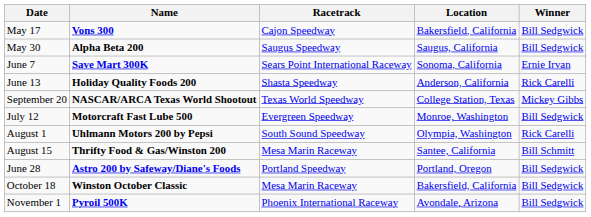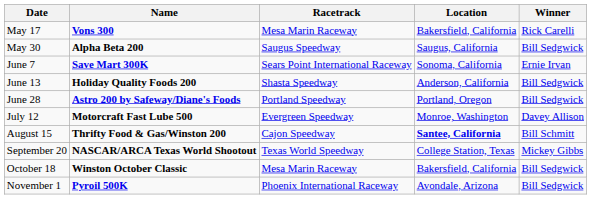(298, 30) Cajon Speedway -> (309, 30) Mesa Marin Raceway
(552, 30) Bill Sedgwick -> (548, 30) Rick Carelli
(548, 82) Rick Carelli -> (552, 82) Bill Sedgwick
rows swapped: (24, 168) <-> (37, 99)
(552, 116) Bill Sedgwick -> (553, 116) Davey Allison
- row: (27, 133)
(309, 151) Mesa Marin Raceway -> (298, 133) Cajon Speedway
(456, 151) normal -> (459, 133) bold
